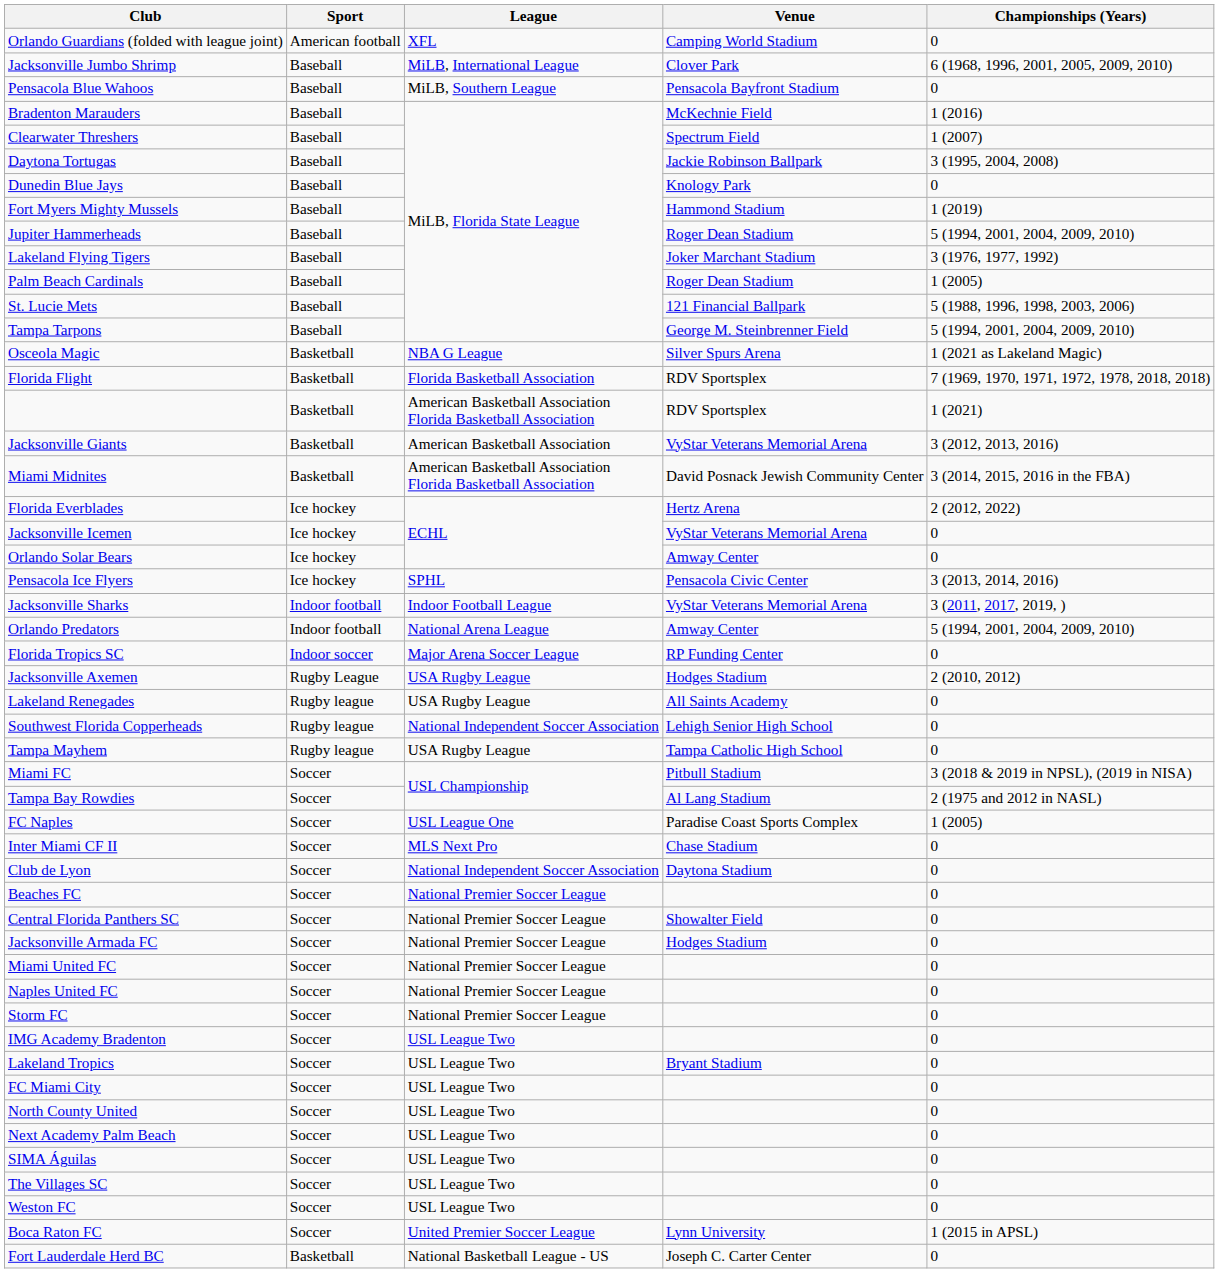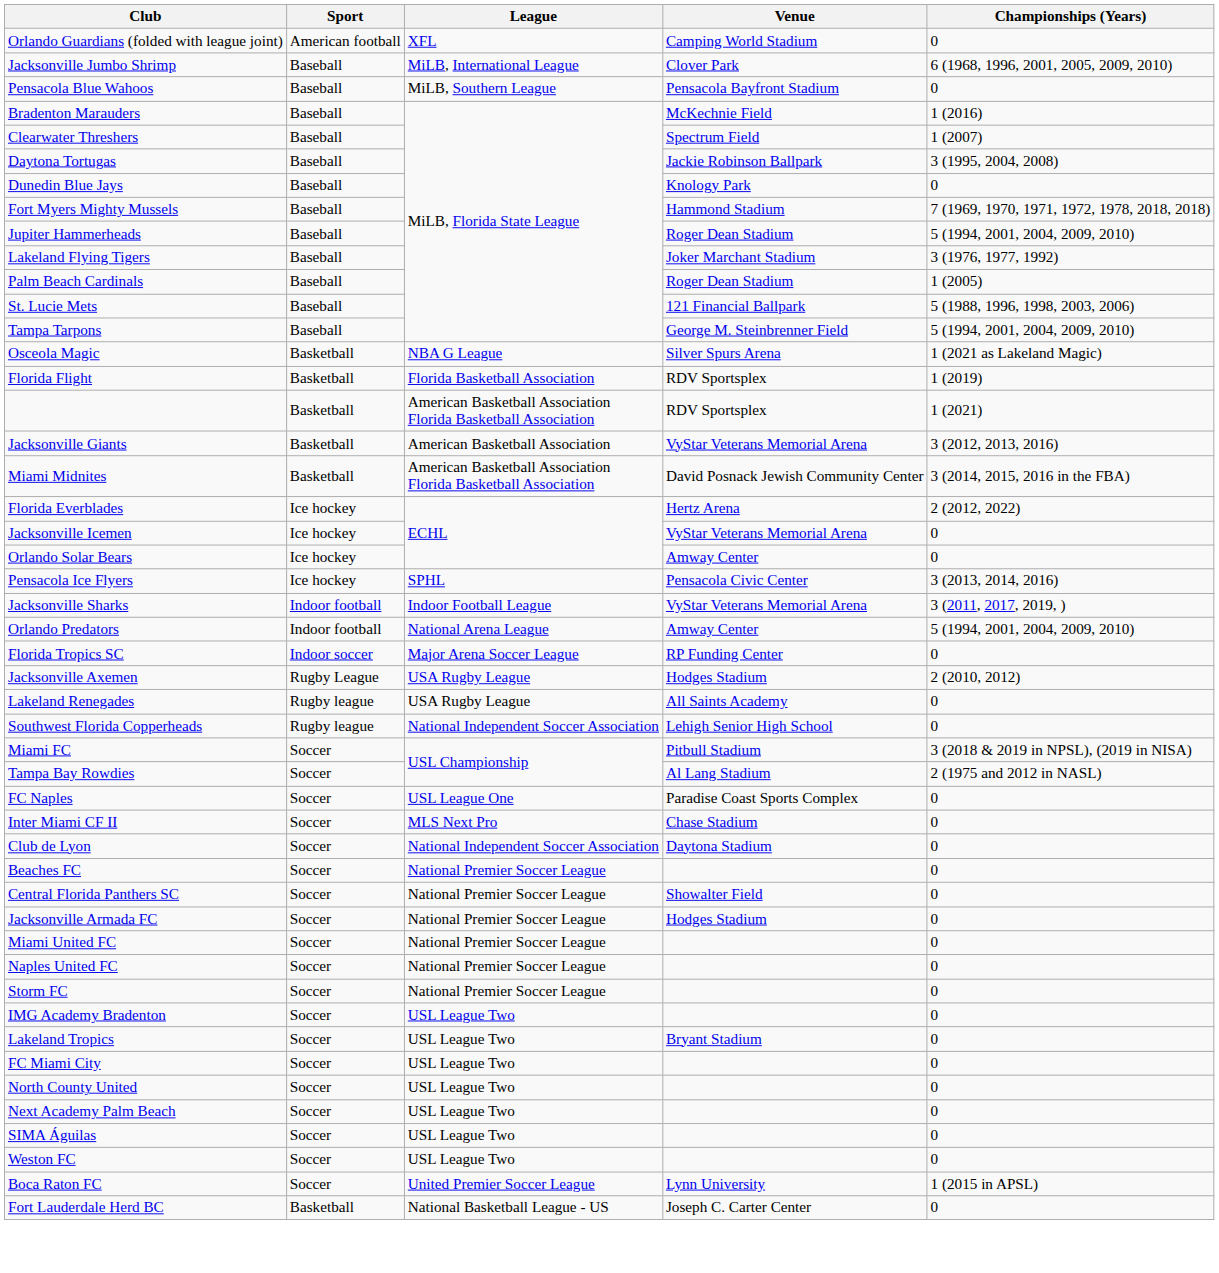(956, 209) 1 (2019) -> (1070, 209) 7 (1969, 1970, 1971, 1972, 1978, 2018, 2018)
(1070, 378) 7 (1969, 1970, 1971, 1972, 1978, 2018, 2018) -> (956, 378) 1 (2019)
- row: (57, 749)
(956, 822) 1 (2005) -> (934, 798) 0
- row: (58, 1183)
